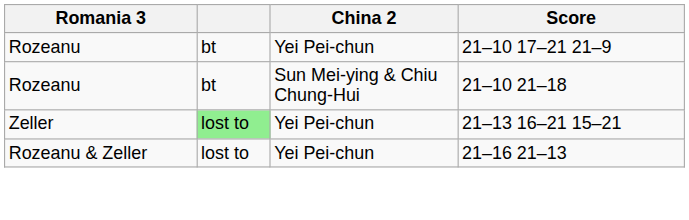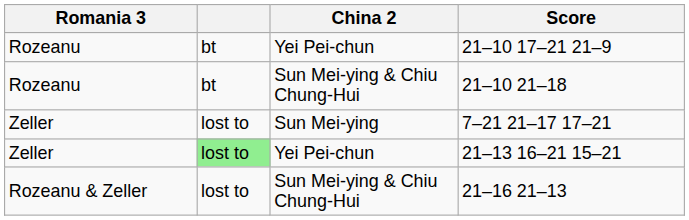+ row: (537, 124)
(324, 152) Yei Pei-chun -> (356, 191) Sun Mei-ying & Chiu Chung-Hui
